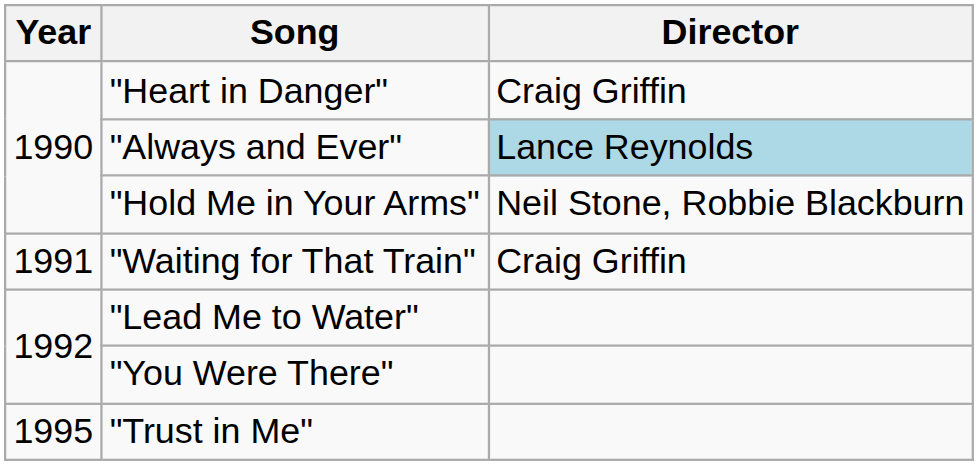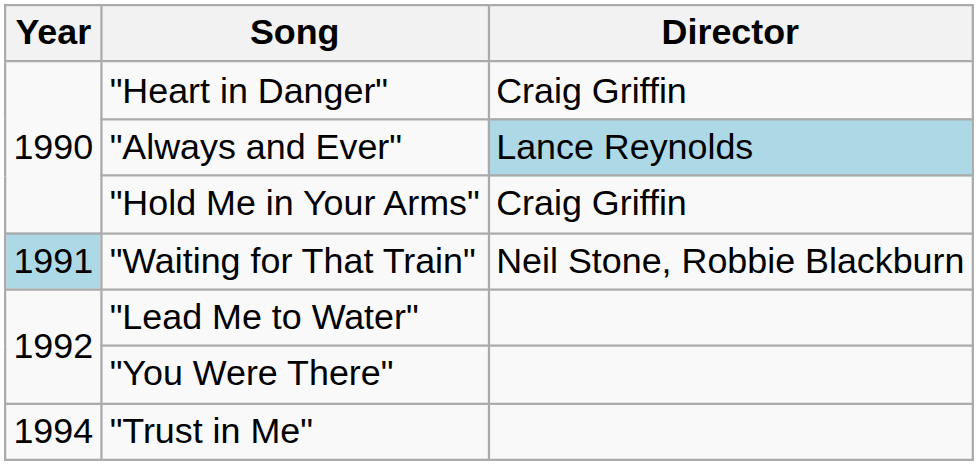(730, 203) Neil Stone, Robbie Blackburn -> (592, 203) Craig Griffin
(53, 260) no background -> (53, 260) lightblue background
(592, 260) Craig Griffin -> (730, 260) Neil Stone, Robbie Blackburn
(53, 430) 1995 -> (53, 430) 1994
